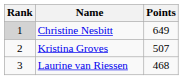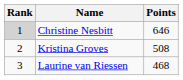(161, 30) 649 -> (161, 30) 646
(161, 48) 507 -> (161, 48) 508
